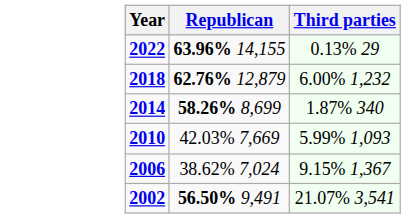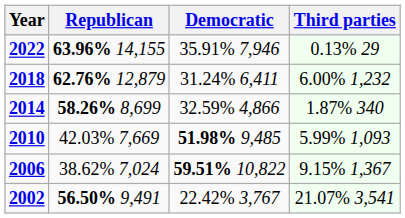+ column: (229, 20)
